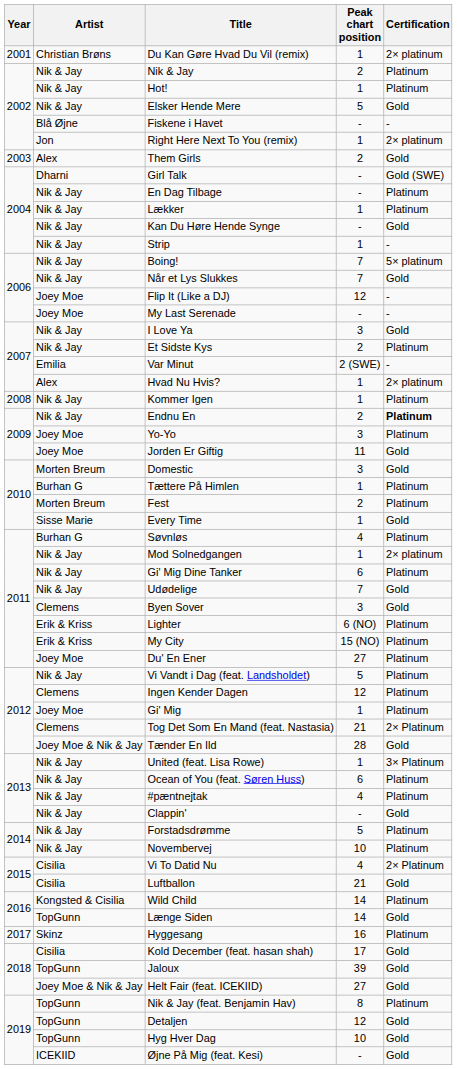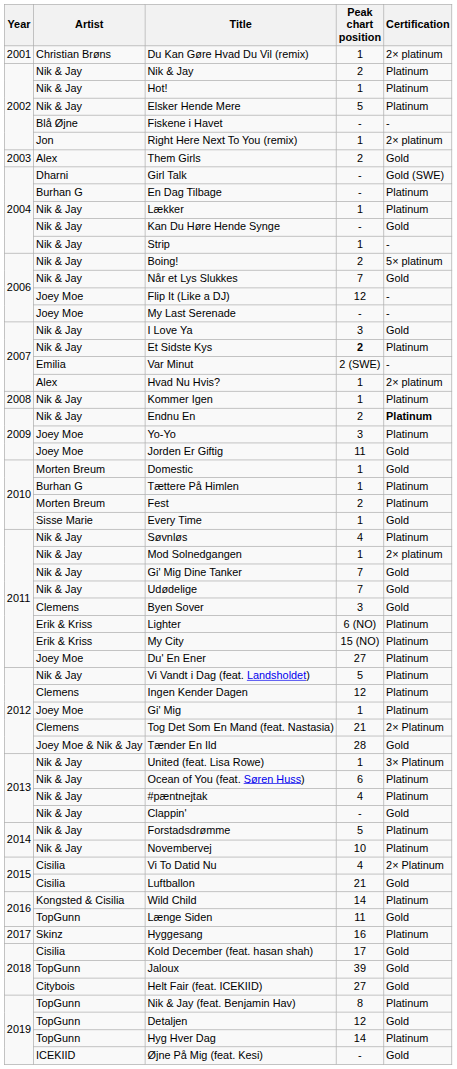(398, 106) Gold -> (407, 106) Platinum
(59, 192) Nik & Jay -> (59, 192) Burhan G
(360, 261) 7 -> (360, 261) 2
(360, 348) normal -> (360, 348) bold
(360, 468) 3 -> (360, 468) 1
(59, 538) Burhan G -> (59, 538) Nik & Jay
(360, 572) 6 -> (360, 572) 7
(407, 572) Platinum -> (398, 572) Gold
(360, 917) 14 -> (360, 917) 11
(89, 986) Joey Moe & Nik & Jay -> (55, 986) Citybois
(360, 1038) 10 -> (360, 1038) 14
(398, 1038) Gold -> (407, 1038) Platinum
